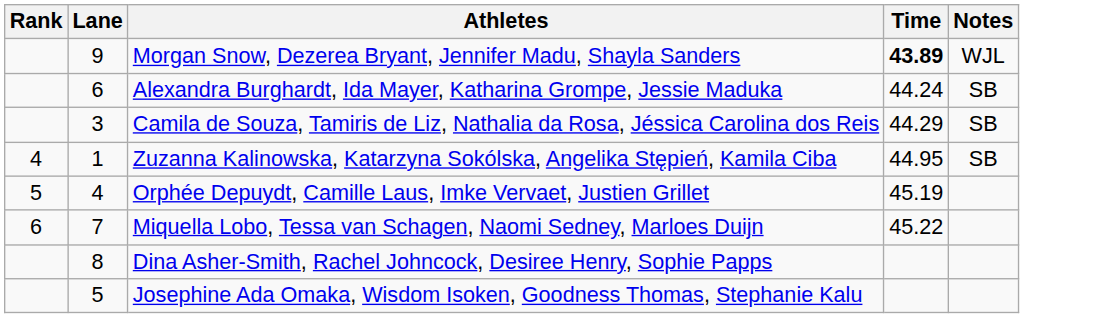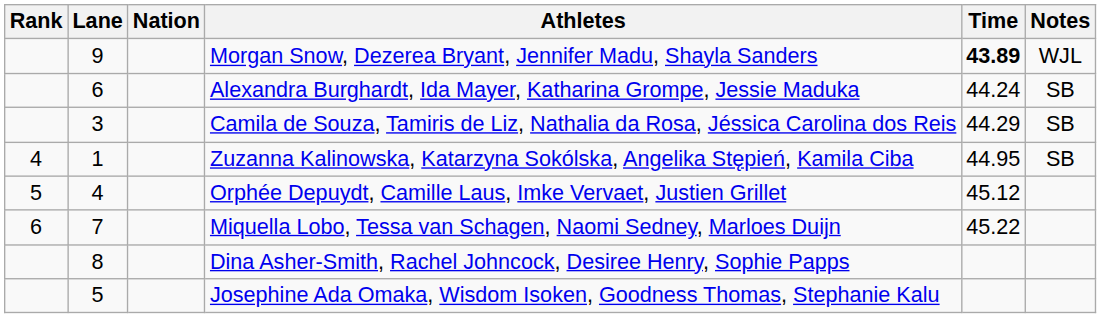+ column: (166, 21)
(916, 192) 45.19 -> (993, 192) 45.12
